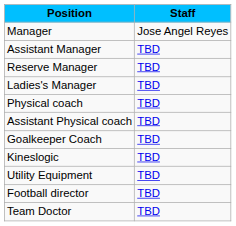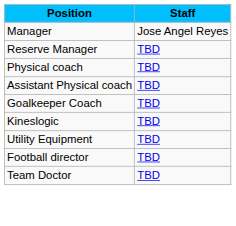- row: (54, 49)
- row: (52, 85)
